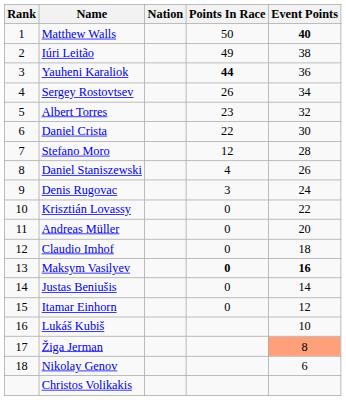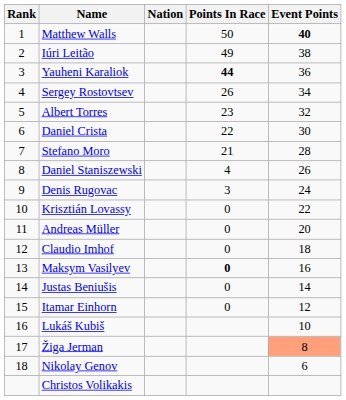(227, 151) 12 -> (227, 151) 21
(305, 268) bold -> (305, 268) normal
